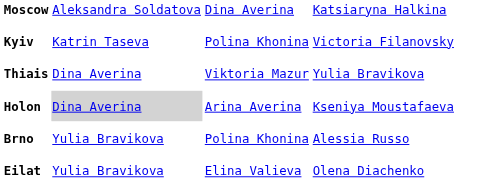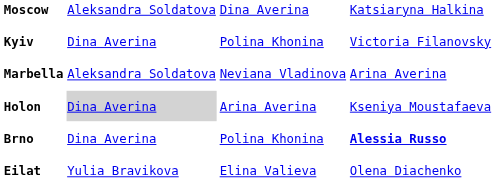(101, 41) Katrin Taseva -> (112, 41) Dina Averina
- row: (26, 74)
+ row: (34, 74)
(108, 138) Yulia Bravikova -> (112, 138) Dina Averina
(361, 138) normal -> (398, 138) bold
